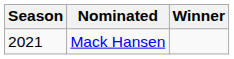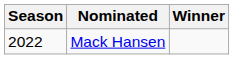(25, 41) 2021 -> (25, 41) 2022
